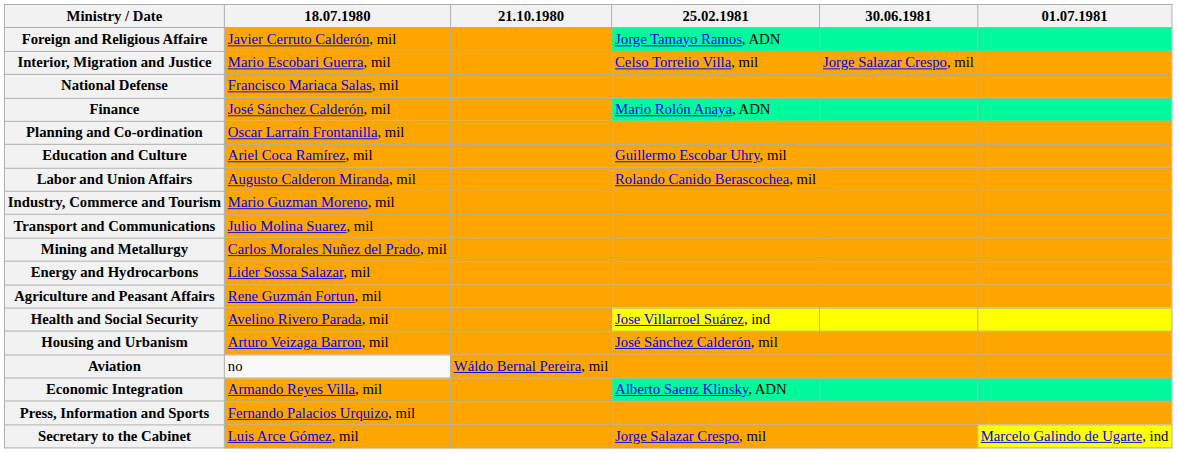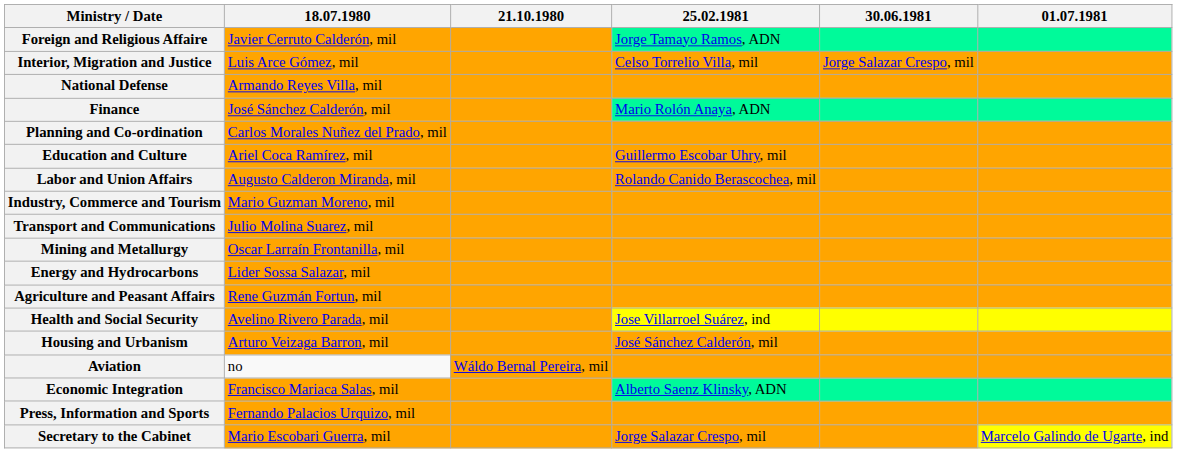(309, 62) Mario Escobari Guerra, mil -> (293, 62) Luis Arce Gómez, mil
(313, 86) Francisco Mariaca Salas, mil -> (305, 86) Armando Reyes Villa, mil
(316, 132) Oscar Larraín Frontanilla, mil -> (337, 132) Carlos Morales Nuñez del Prado, mil
(337, 249) Carlos Morales Nuñez del Prado, mil -> (316, 249) Oscar Larraín Frontanilla, mil
(305, 389) Armando Reyes Villa, mil -> (313, 389) Francisco Mariaca Salas, mil
(293, 436) Luis Arce Gómez, mil -> (309, 436) Mario Escobari Guerra, mil
